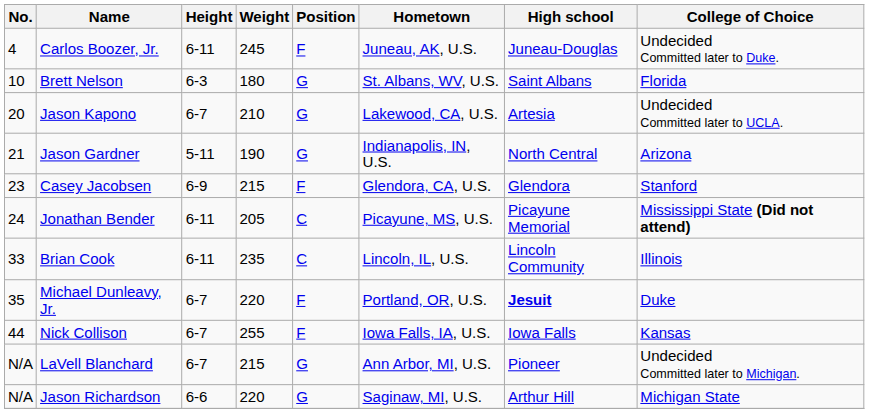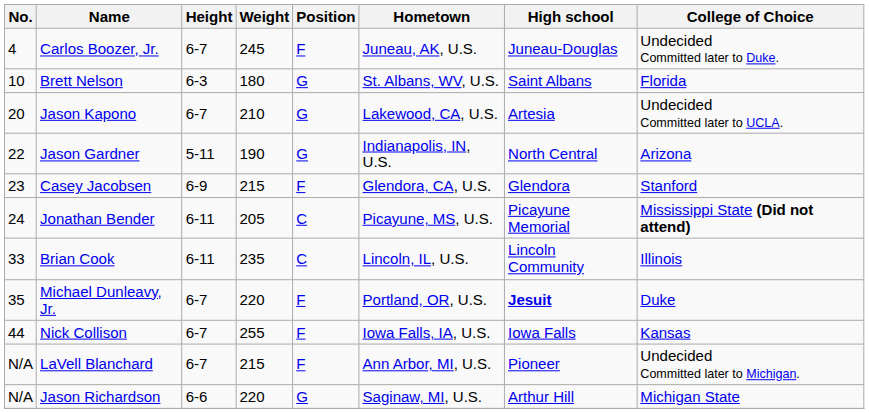(200, 49) 6-11 -> (197, 49) 6-7
(16, 154) 21 -> (16, 154) 22
(302, 364) G -> (301, 364) F
